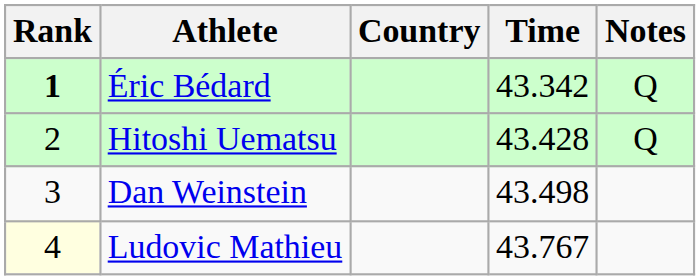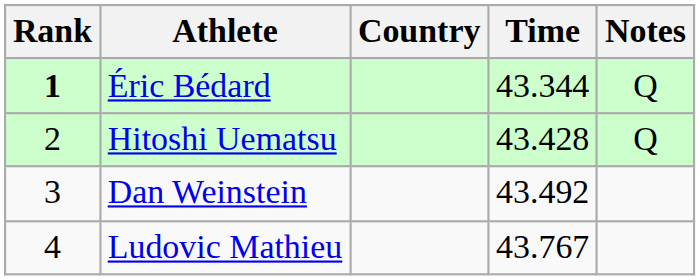(543, 85) 43.342 -> (543, 85) 43.344
(543, 192) 43.498 -> (543, 192) 43.492
(52, 246) lightyellow background -> (52, 246) no background
